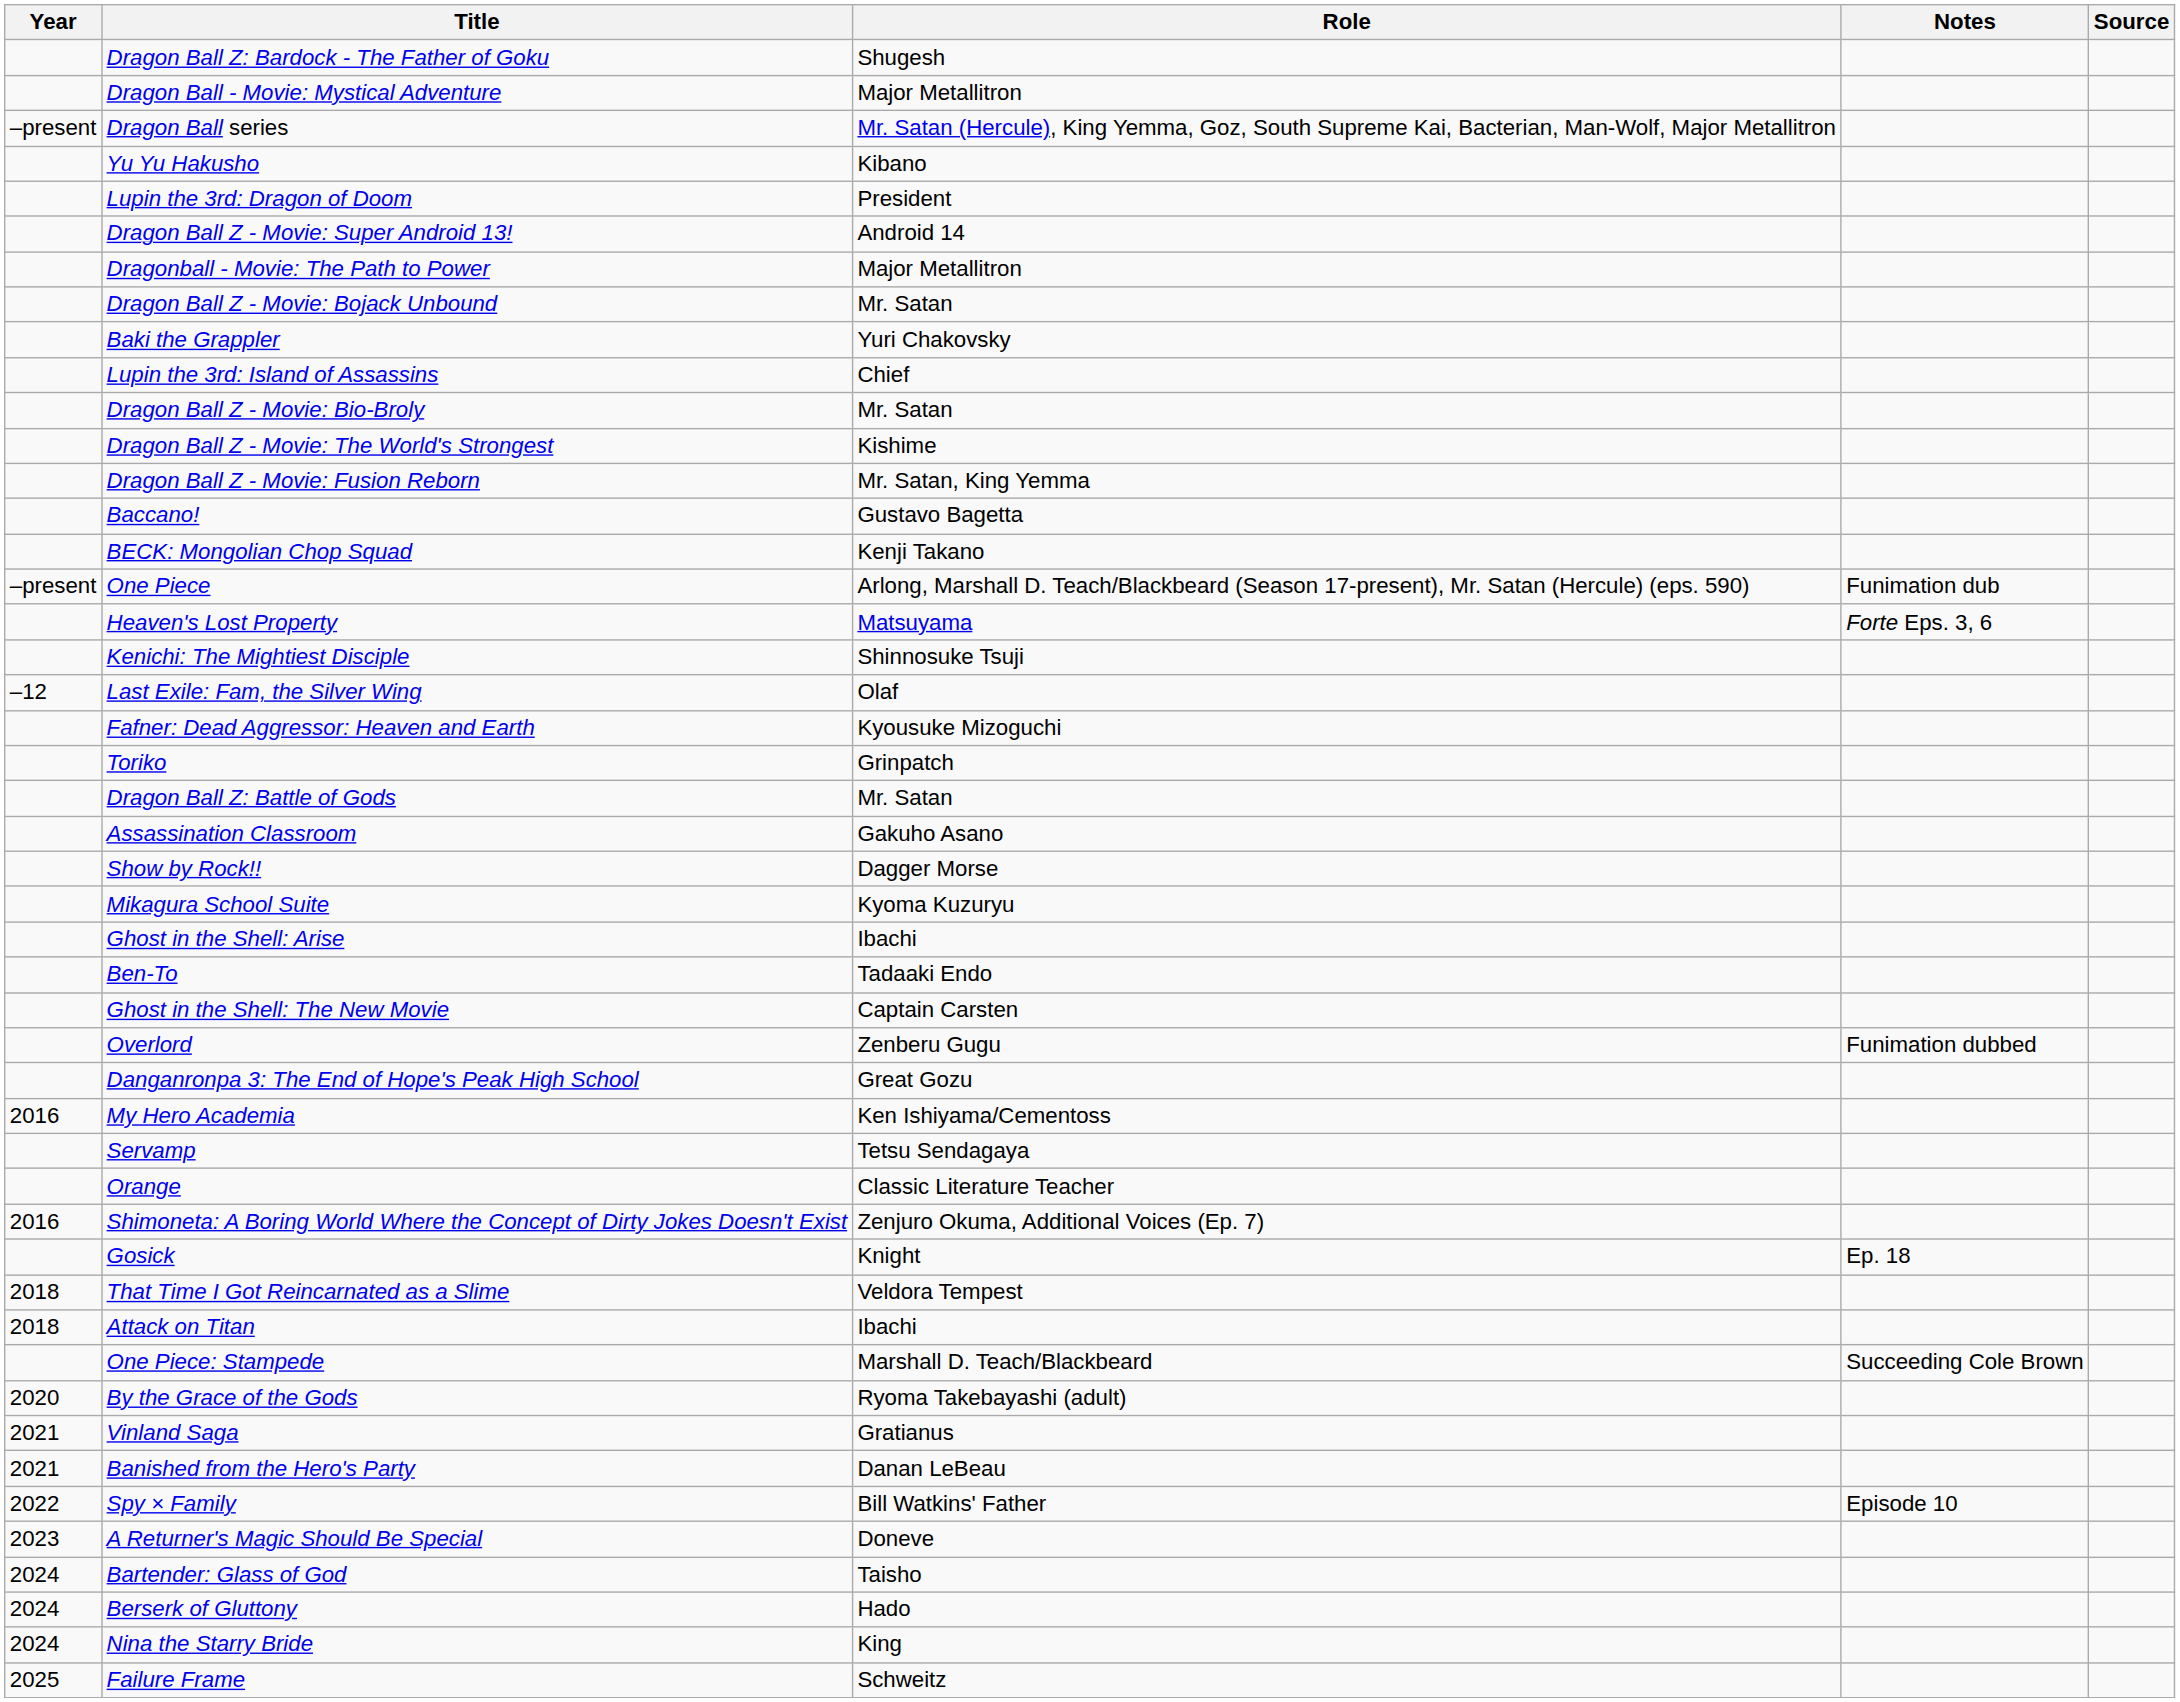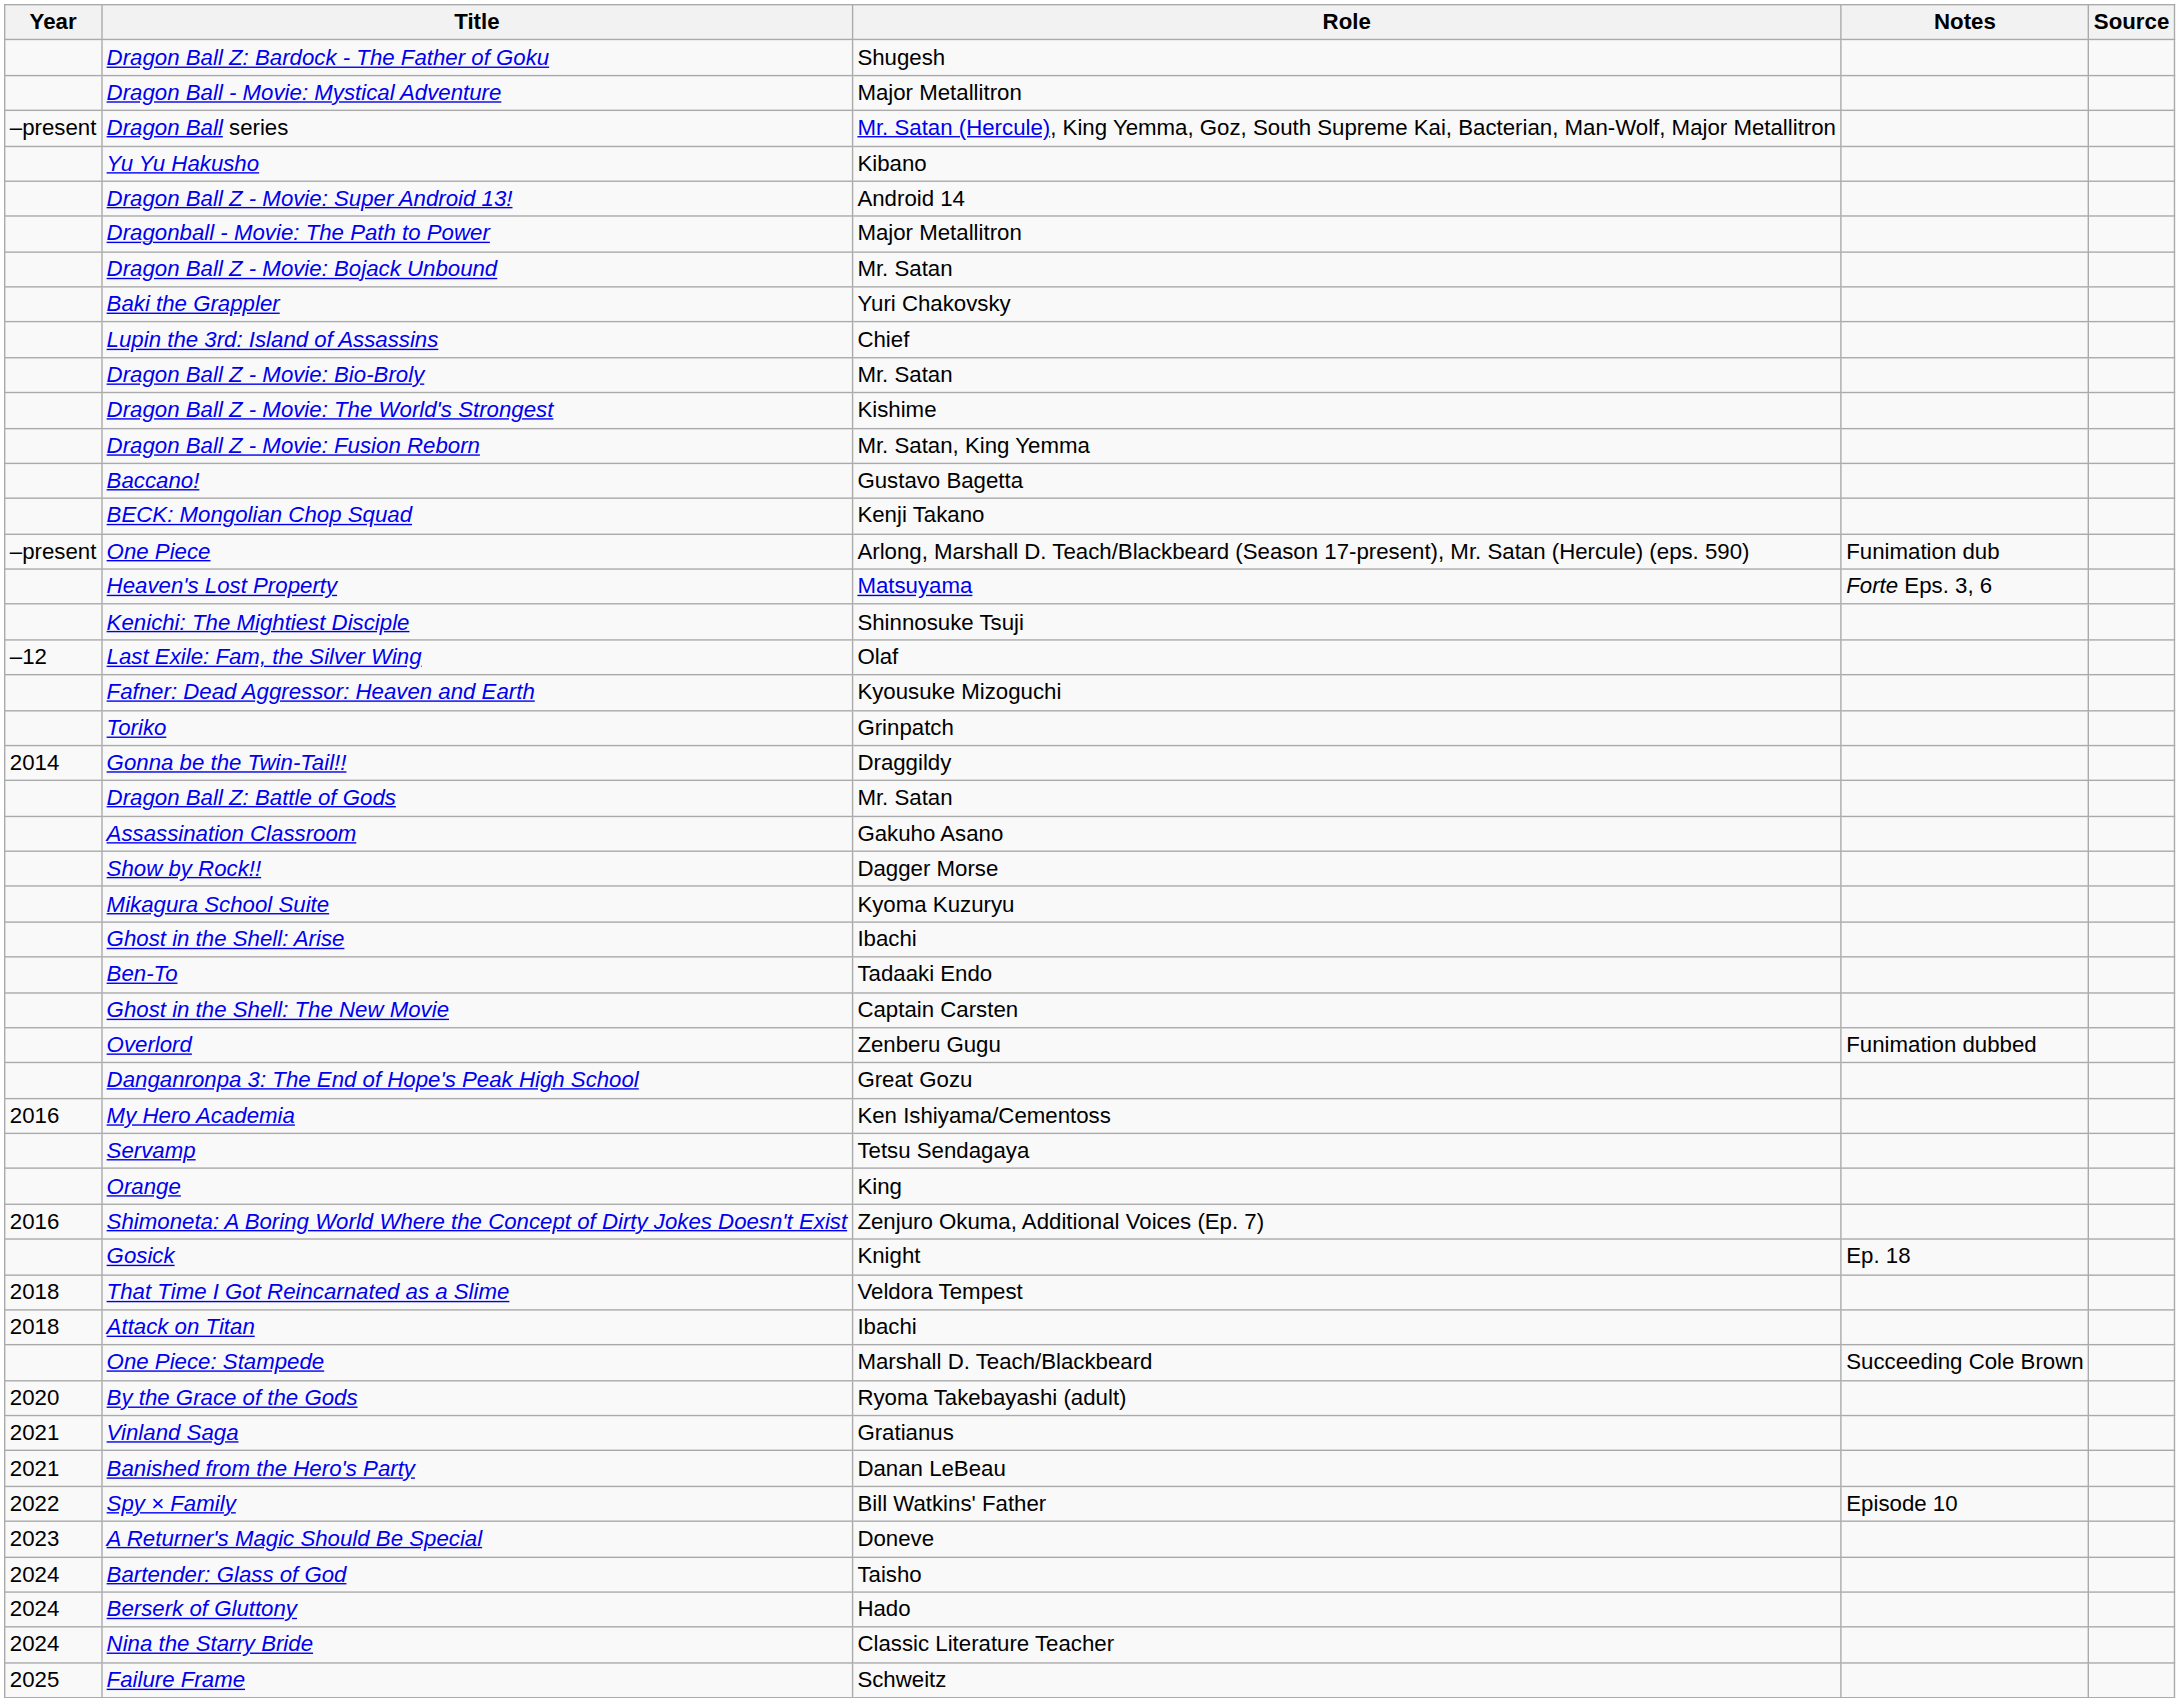- row: (259, 198)
+ row: (227, 762)
(986, 1186) Classic Literature Teacher -> (880, 1186) King
(880, 1644) King -> (986, 1644) Classic Literature Teacher
